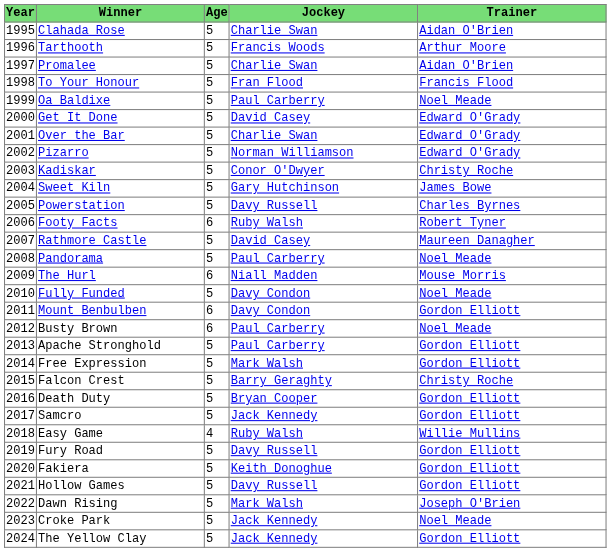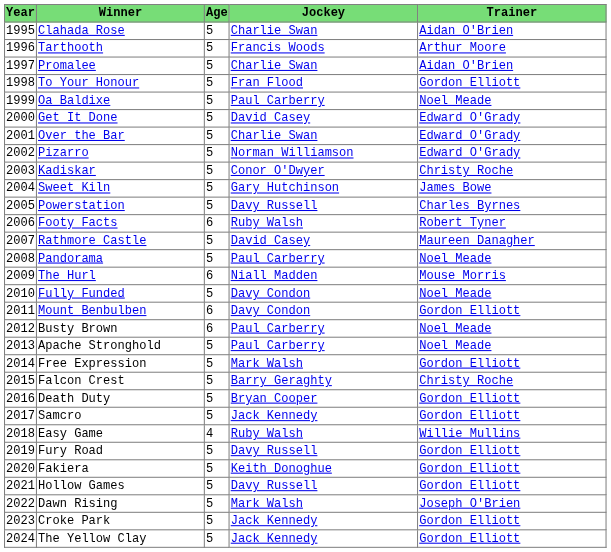(466, 83) Francis Flood -> (470, 83) Gordon Elliott
(470, 346) Gordon Elliott -> (455, 346) Noel Meade
(455, 521) Noel Meade -> (470, 521) Gordon Elliott
